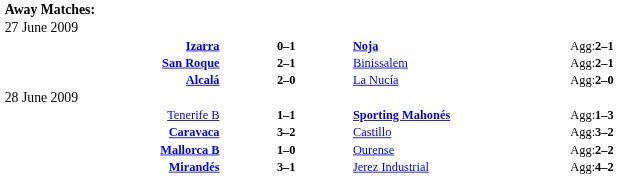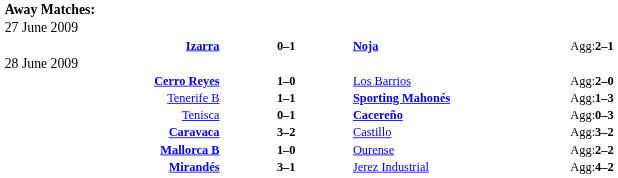- row: (191, 63)
- row: (203, 80)
+ row: (187, 81)
+ row: (201, 115)
